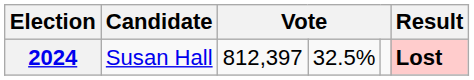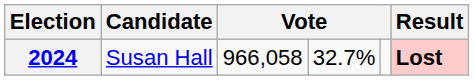(263, 57) 812,397 -> (263, 57) 966,058
(344, 57) 32.5% -> (344, 57) 32.7%
